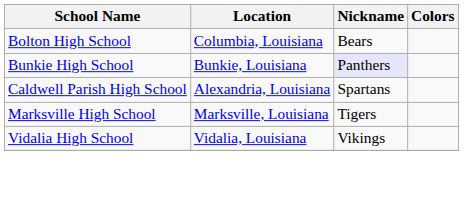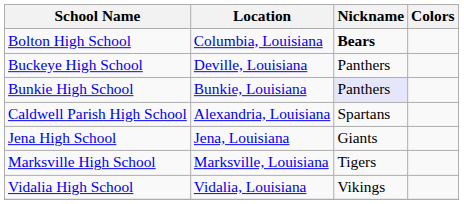(355, 41) normal -> (356, 41) bold
+ row: (75, 65)
+ row: (62, 138)
